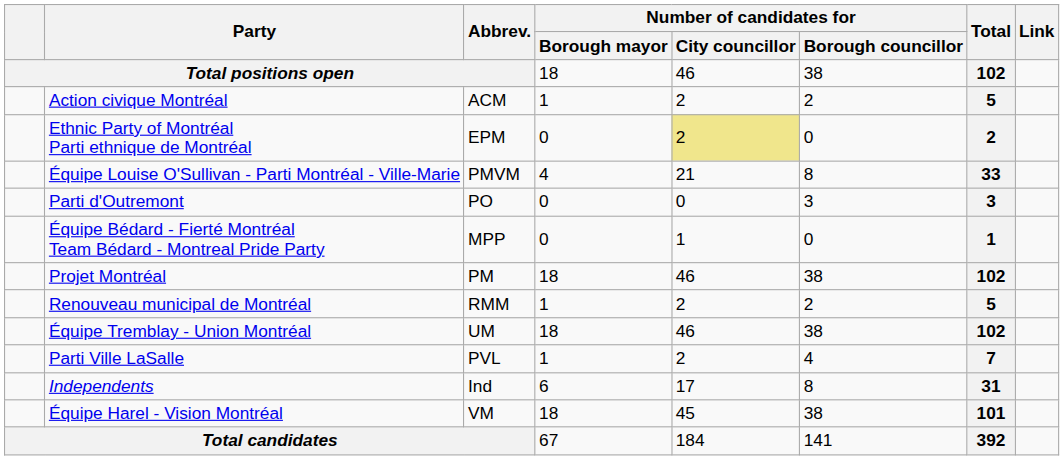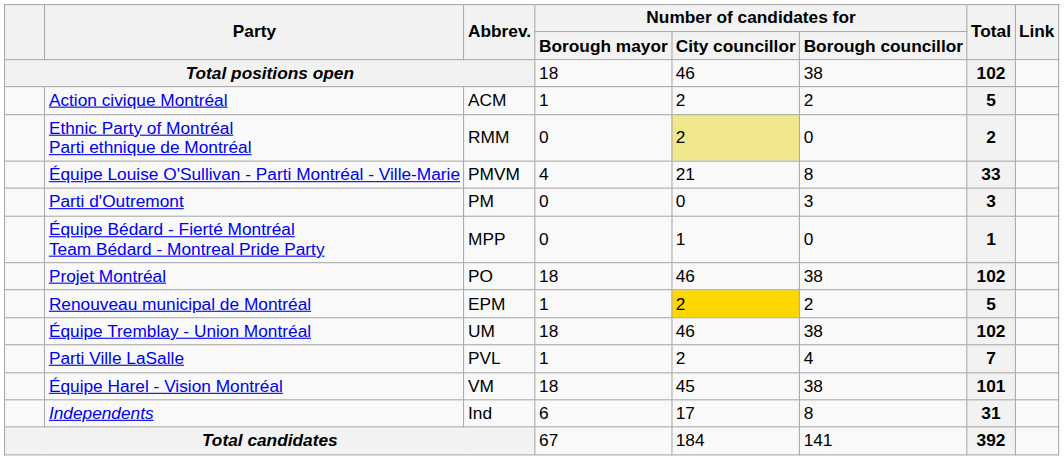(487, 137) EPM -> (489, 137) RMM
(480, 202) PO -> (481, 202) PM
(481, 276) PM -> (480, 276) PO
(489, 303) RMM -> (487, 303) EPM
(680, 303) no background -> (680, 303) gold background
rows swapped: (166, 413) <-> (101, 385)
